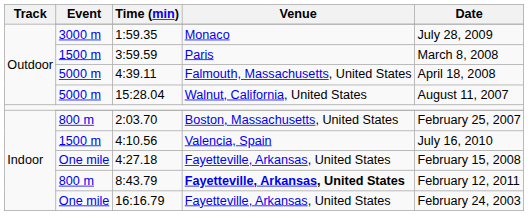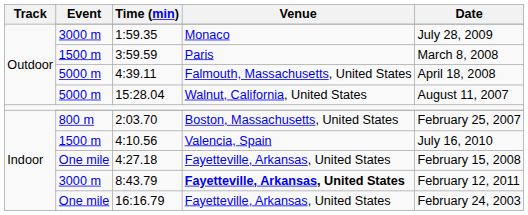(76, 180) 800 m -> (80, 180) 3000 m
